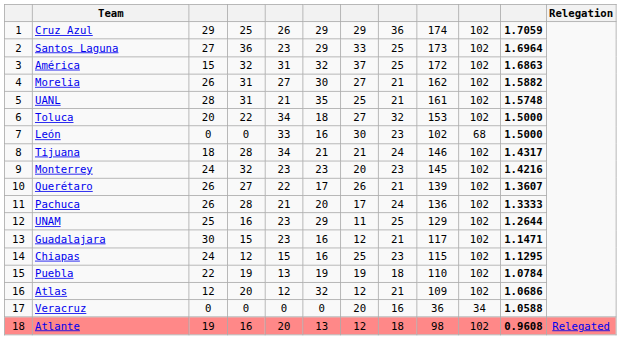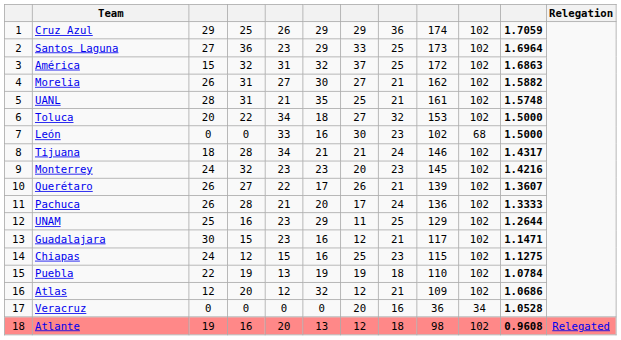(523, 256) 1.1295 -> (523, 256) 1.1275
(523, 308) 1.0588 -> (523, 308) 1.0528
